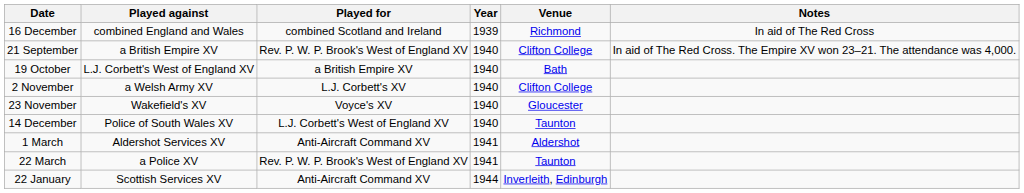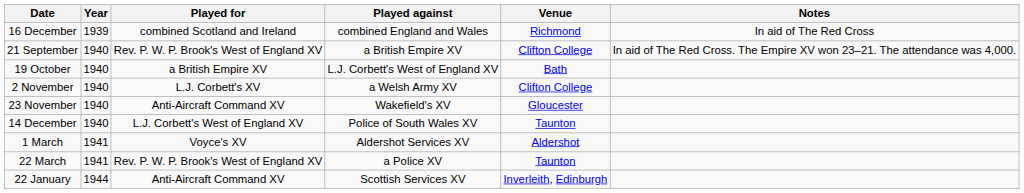columns swapped: (486, 13) <-> (169, 13)
(364, 105) Voyce's XV -> (218, 105) Anti-Aircraft Command XV
(364, 141) Anti-Aircraft Command XV -> (218, 141) Voyce's XV
